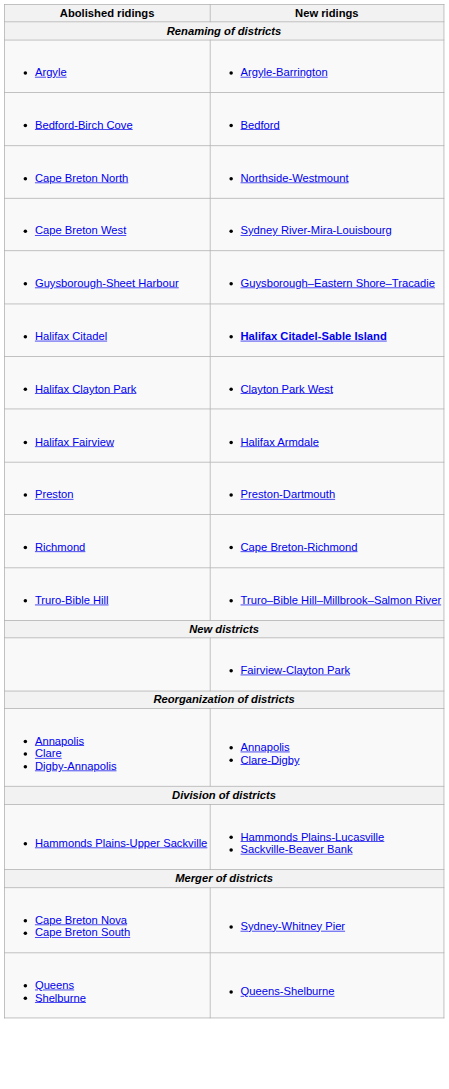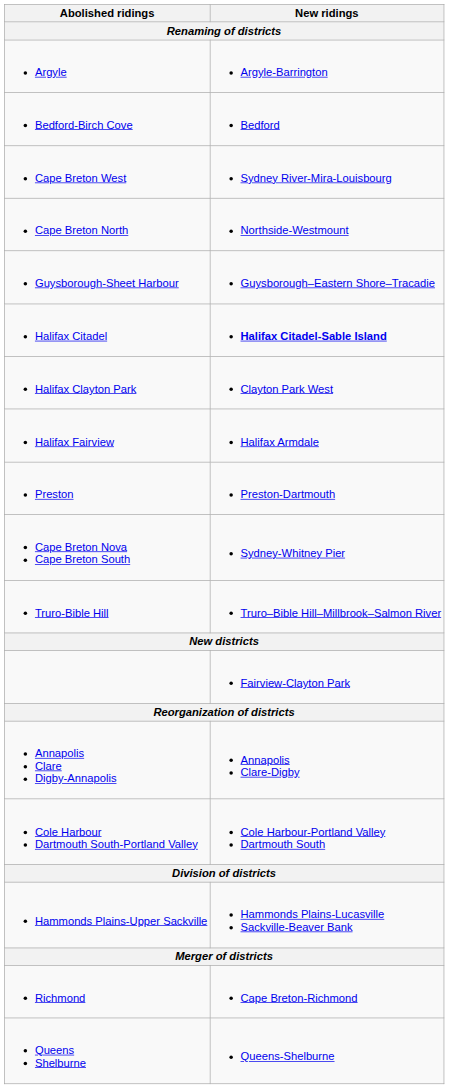rows swapped: (107, 178) <-> (107, 231)
rows swapped: (107, 547) <-> (107, 926)
+ row: (107, 838)
